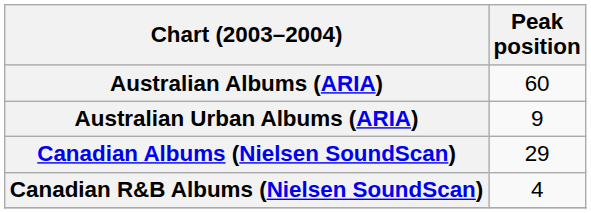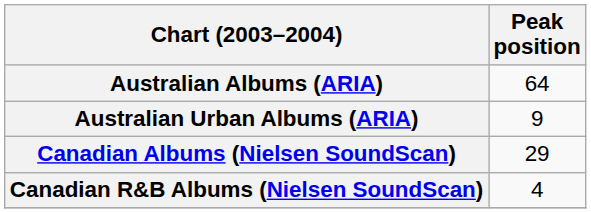(537, 82) 60 -> (537, 82) 64
